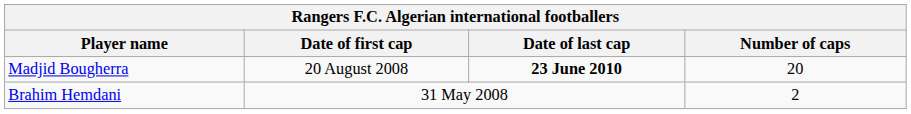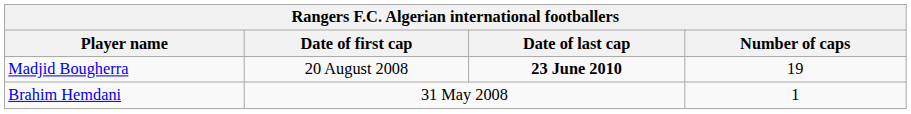(795, 69) 20 -> (795, 69) 19
(795, 95) 2 -> (795, 95) 1
